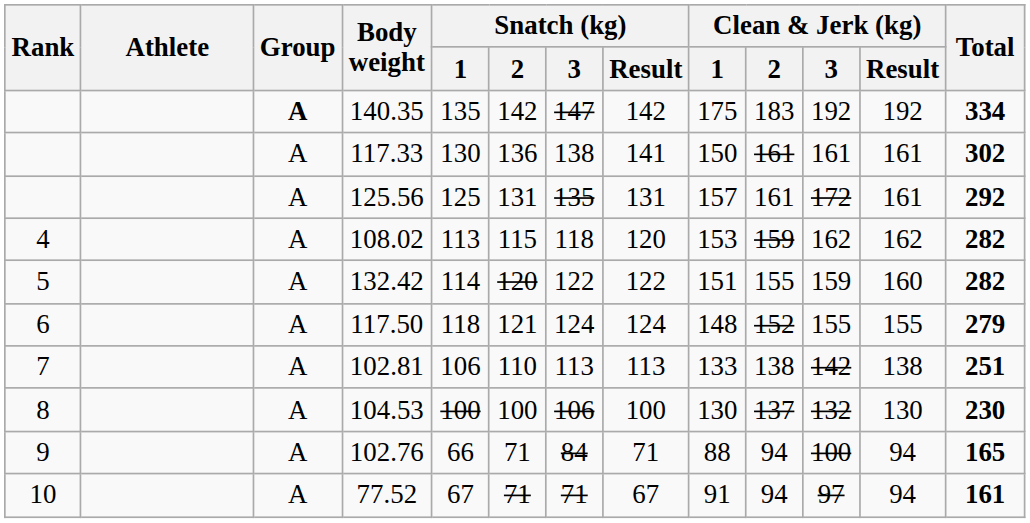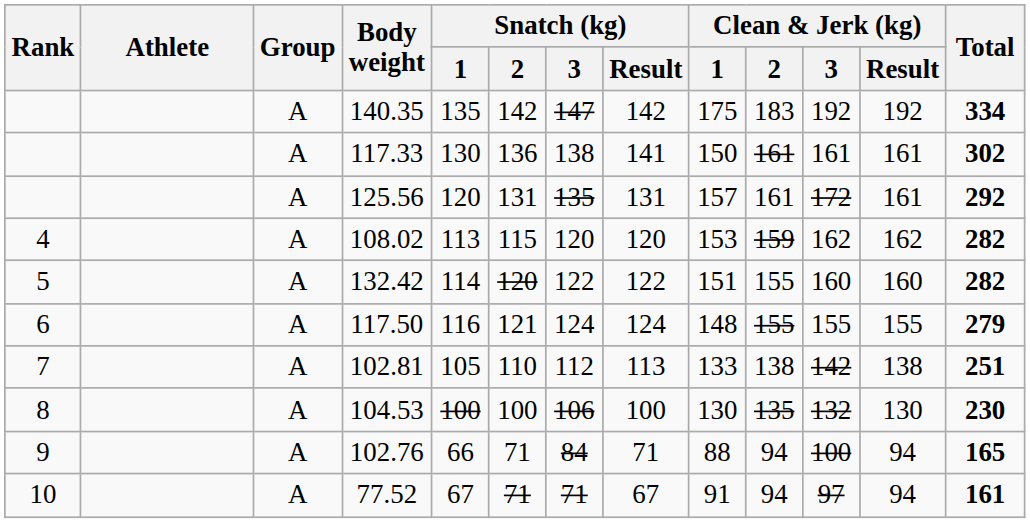(298, 111) bold -> (298, 111) normal
(460, 196) 125 -> (460, 196) 120
(574, 238) 118 -> (574, 238) 120
(831, 281) 159 -> (831, 281) 160
(460, 324) 118 -> (460, 324) 116
(774, 324) 152 -> (774, 324) 155
(460, 366) 106 -> (460, 366) 105
(574, 366) 113 -> (574, 366) 112
(774, 409) 137 -> (774, 409) 135
